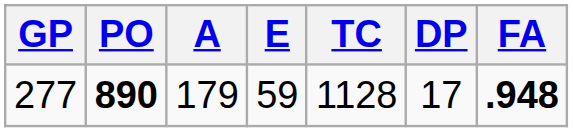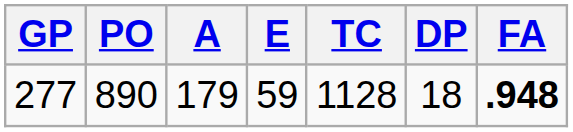(126, 94) bold -> (126, 94) normal
(441, 94) 17 -> (441, 94) 18
